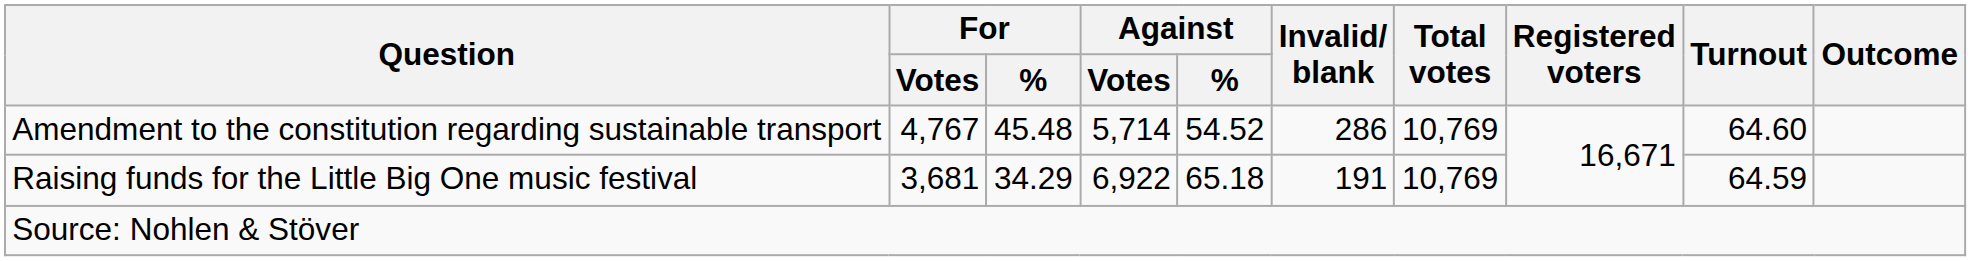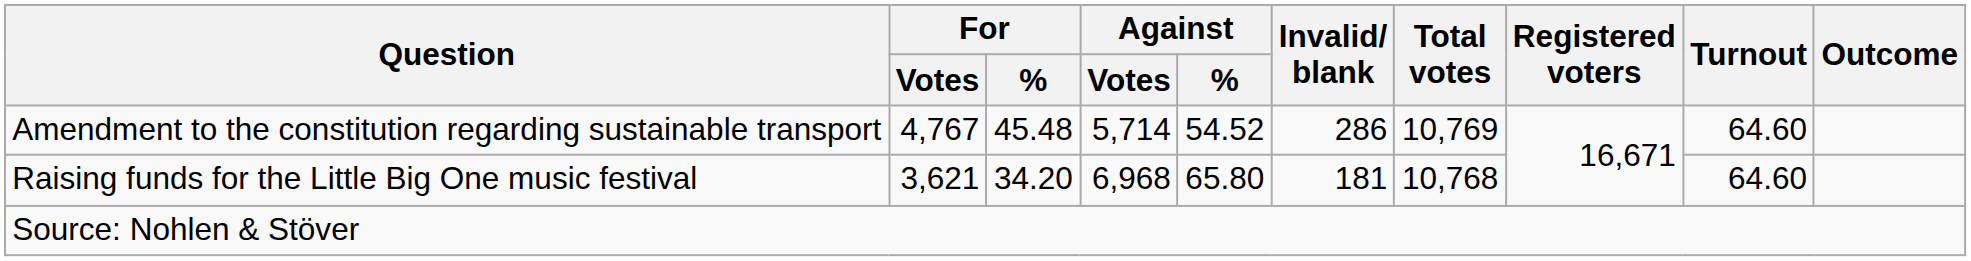(940, 179) 3,681 -> (940, 179) 3,621
(1033, 179) 34.29 -> (1033, 179) 34.20
(1131, 179) 6,922 -> (1131, 179) 6,968
(1225, 179) 65.18 -> (1225, 179) 65.80
(1361, 179) 191 -> (1361, 179) 181
(1450, 179) 10,769 -> (1450, 179) 10,768
(1768, 179) 64.59 -> (1768, 179) 64.60
